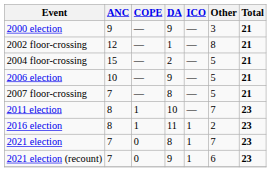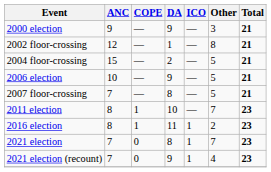(213, 158) 6 -> (213, 158) 4
